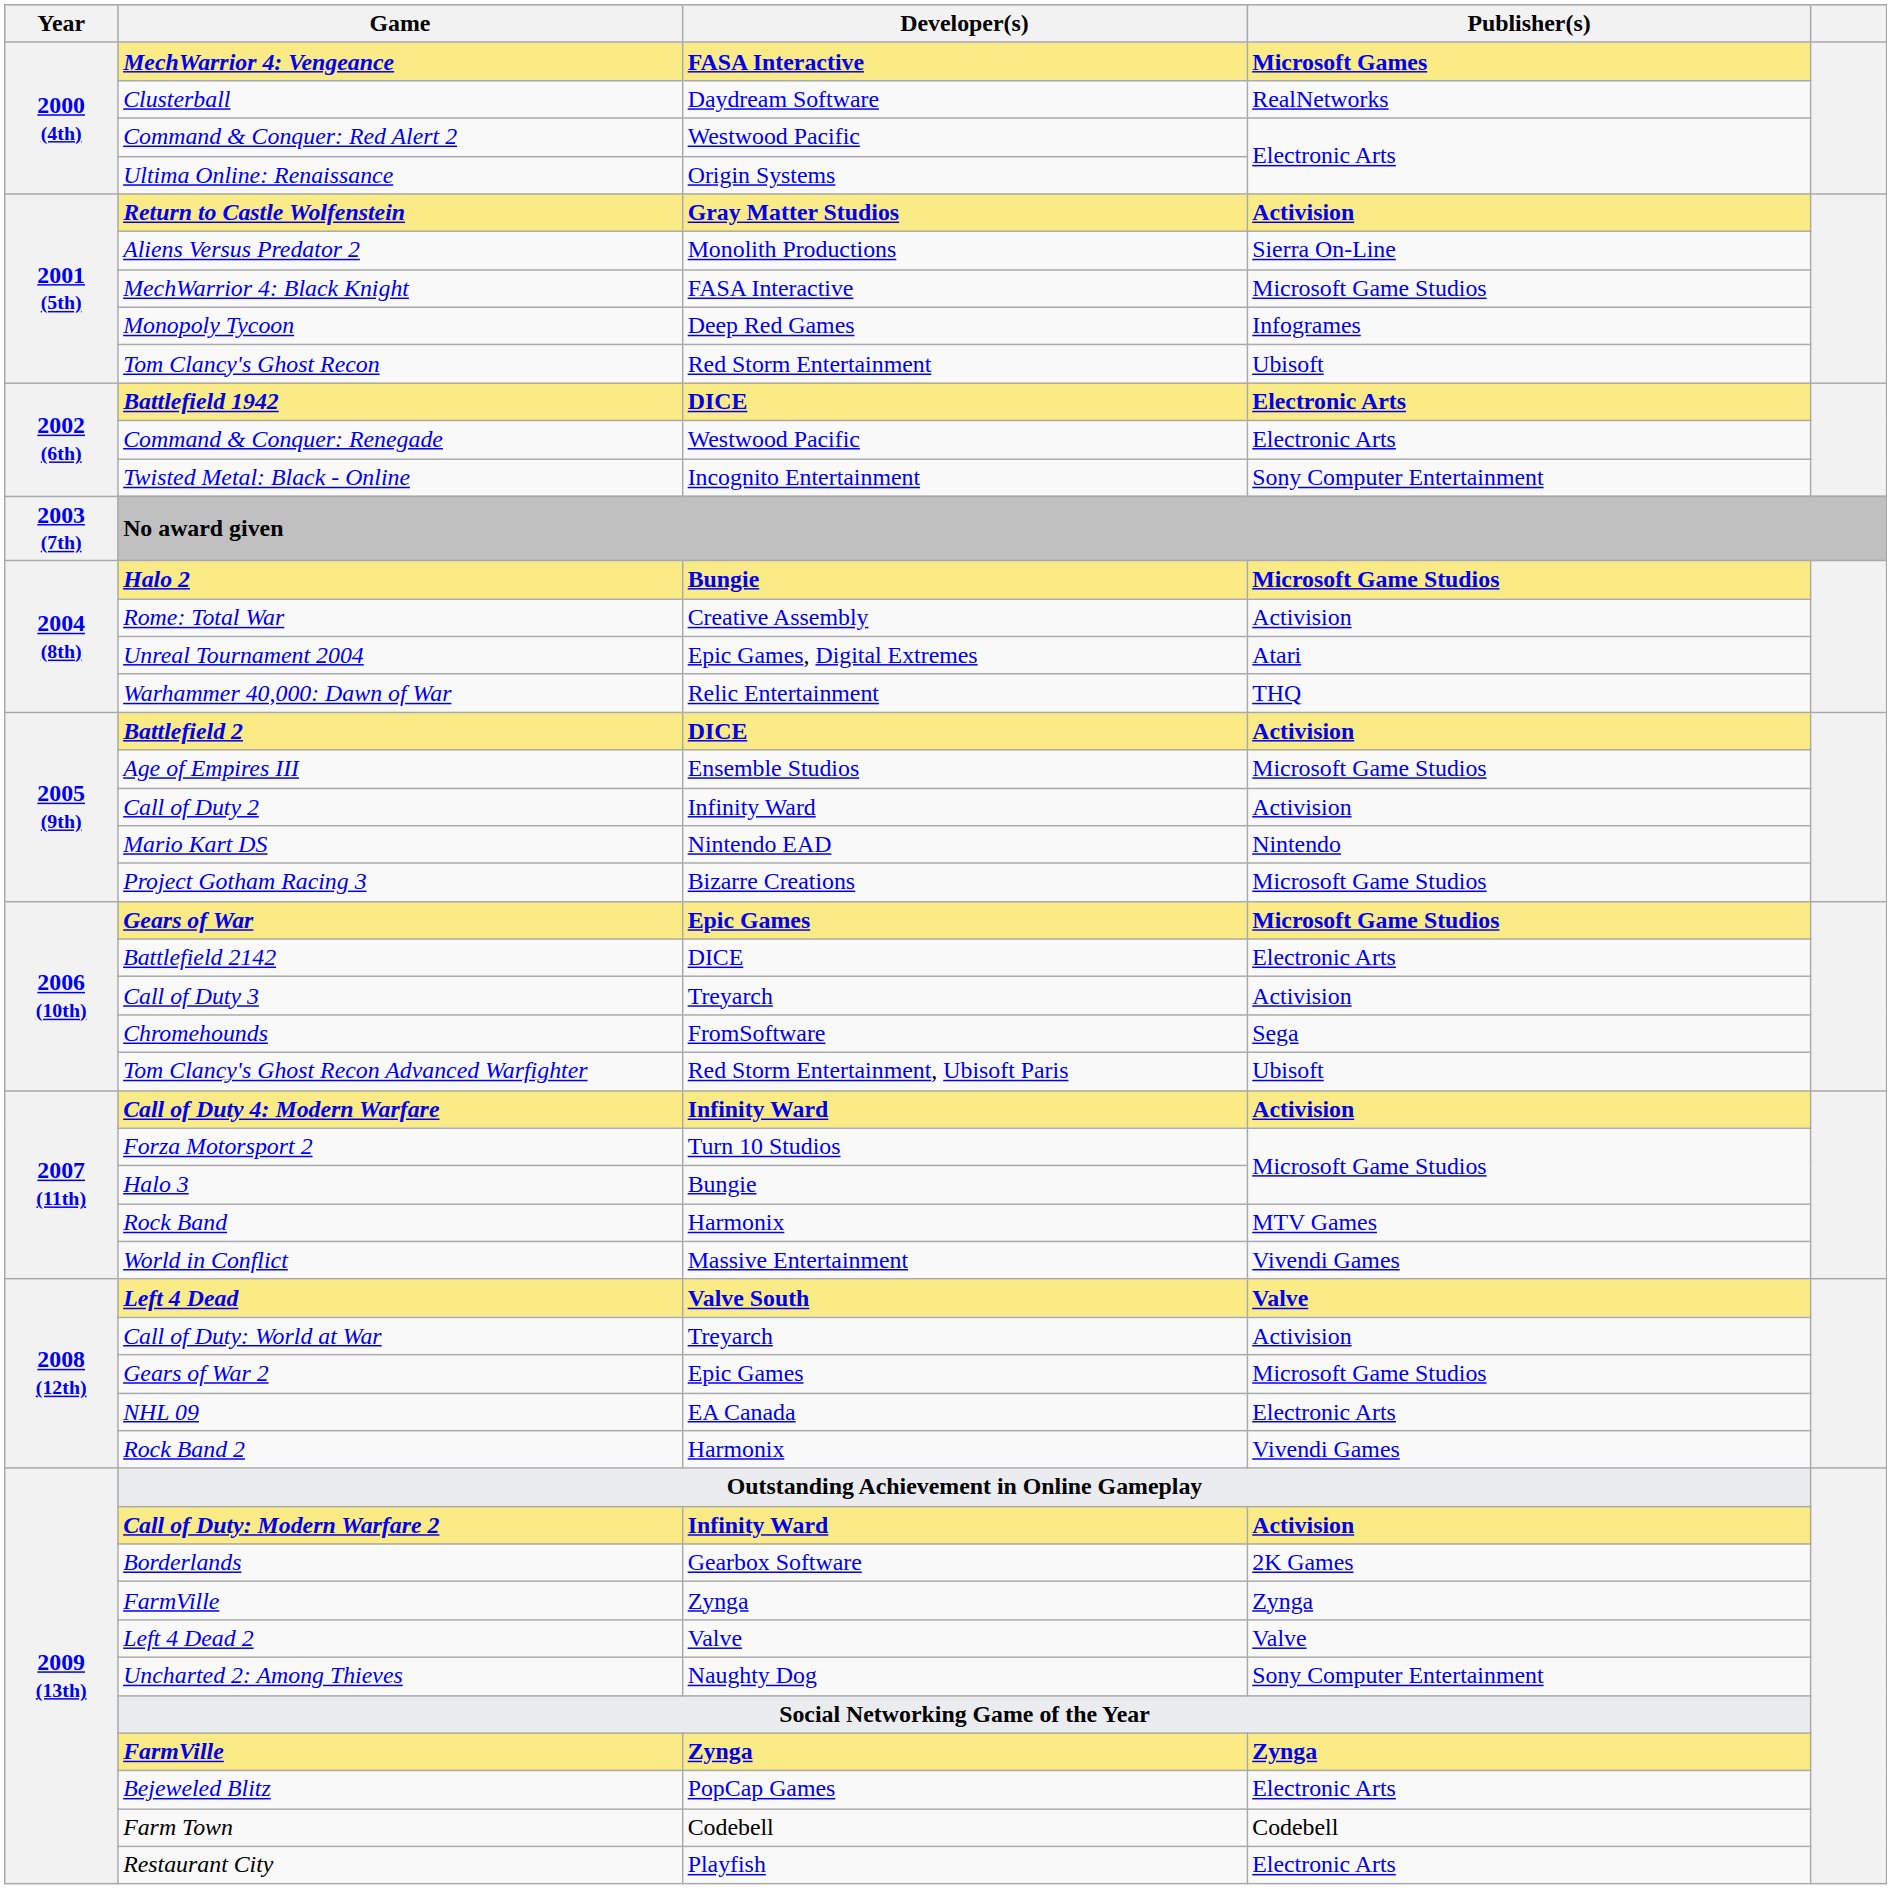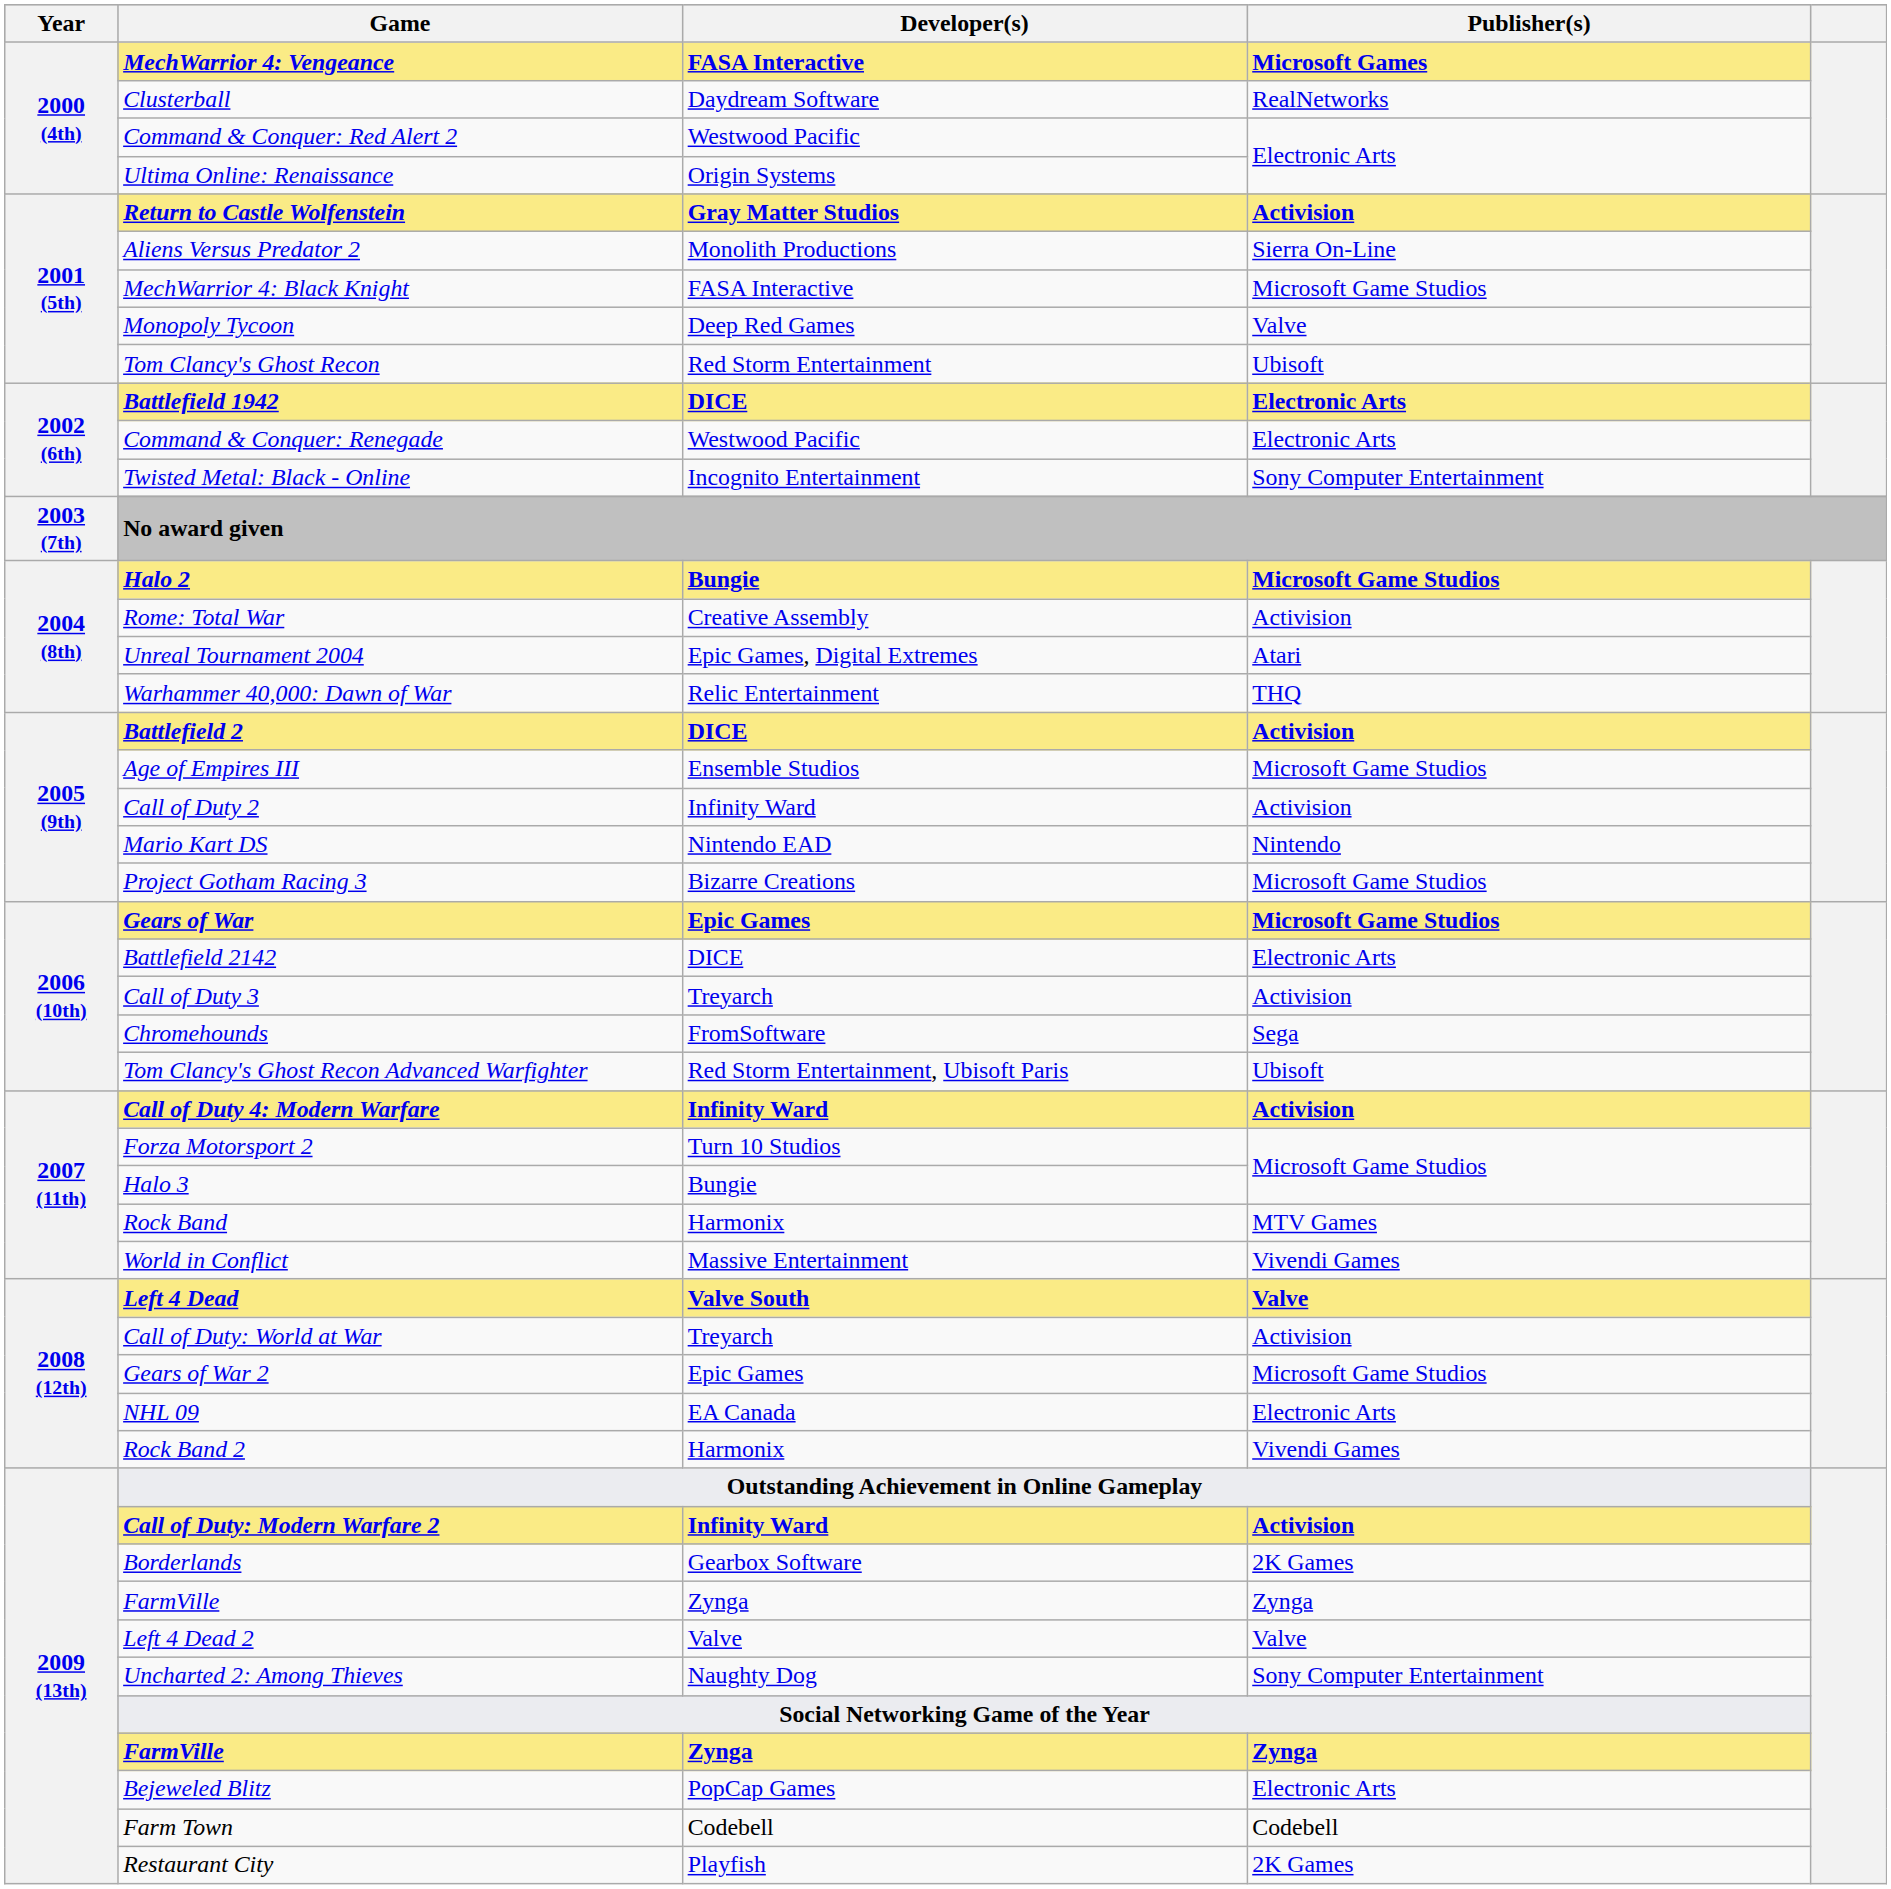(1307, 325) Infogrames -> (1279, 325) Valve
(1324, 1865) Electronic Arts -> (1303, 1865) 2K Games
